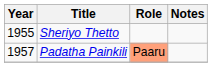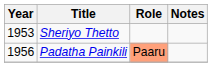(21, 33) 1955 -> (21, 33) 1953
(21, 52) 1957 -> (21, 52) 1956
